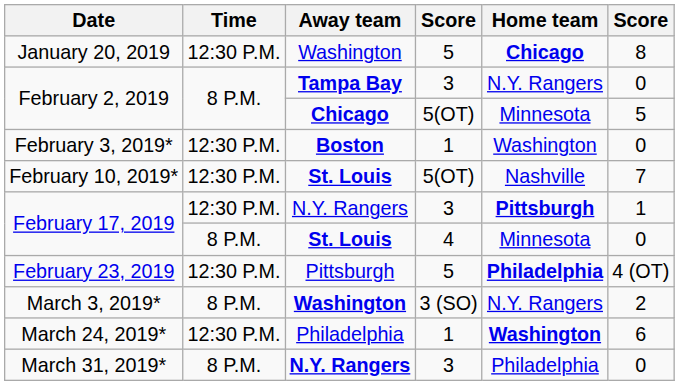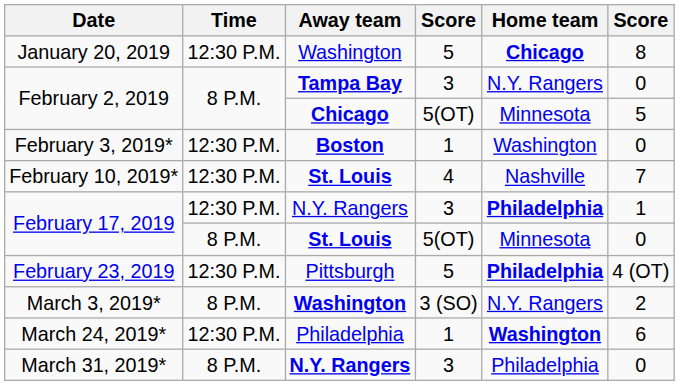(449, 177) 5(OT) -> (449, 177) 4
(545, 208) Pittsburgh -> (545, 208) Philadelphia
(449, 239) 4 -> (449, 239) 5(OT)
